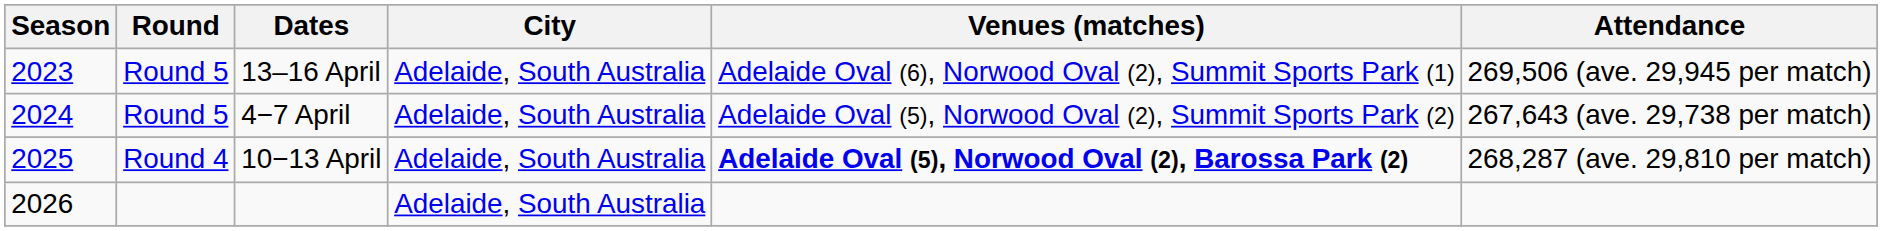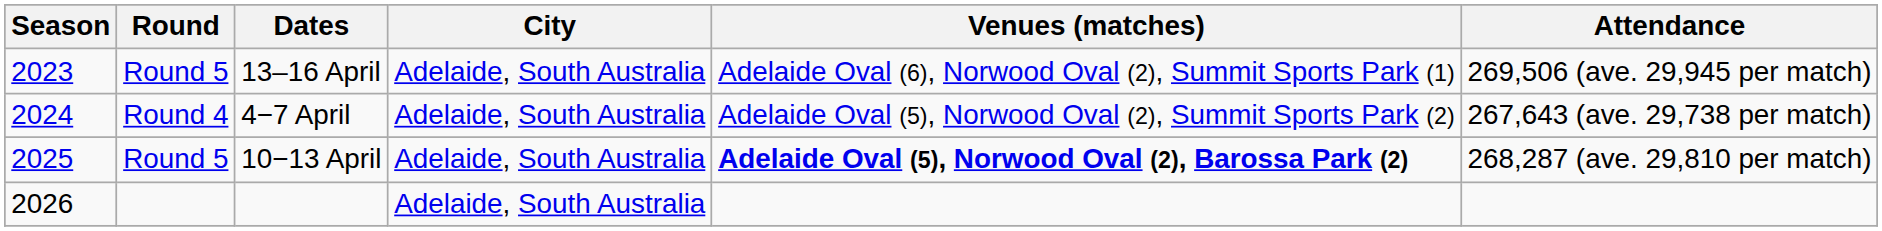(176, 114) Round 5 -> (176, 114) Round 4
(176, 159) Round 4 -> (176, 159) Round 5
